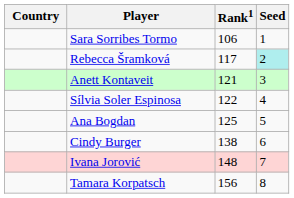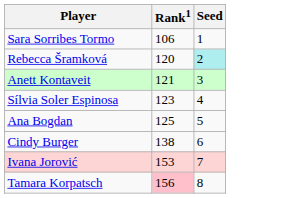- column: (36, 16)
(227, 59) 117 -> (165, 59) 120
(228, 100) 122 -> (165, 100) 123
(228, 162) 148 -> (165, 162) 153
(228, 182) no background -> (165, 182) pink background
